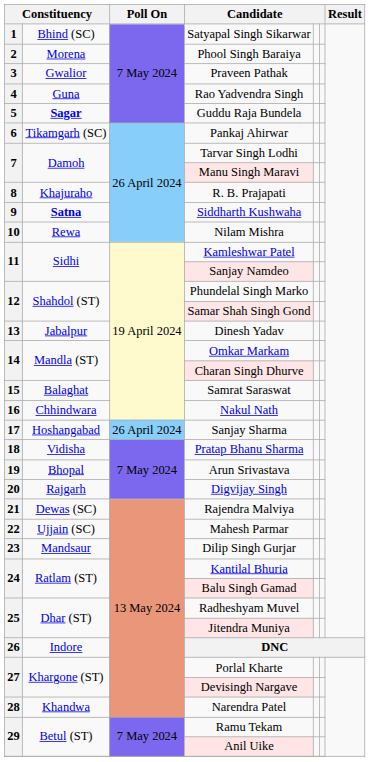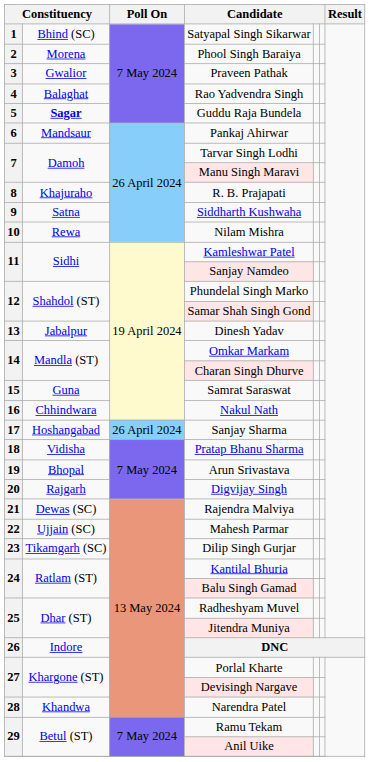(66, 93) Guna -> (66, 93) Balaghat
(66, 133) Tikamgarh (SC) -> (66, 133) Mandsaur
(66, 212) bold -> (66, 212) normal
(66, 390) Balaghat -> (66, 390) Guna
(66, 548) Mandsaur -> (66, 548) Tikamgarh (SC)
